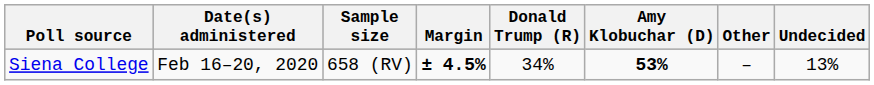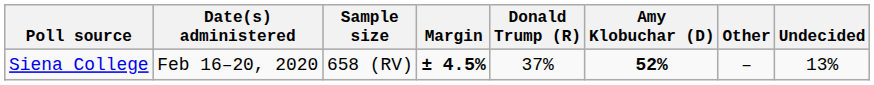(538, 64) 34% -> (538, 64) 37%
(652, 64) 53% -> (652, 64) 52%
